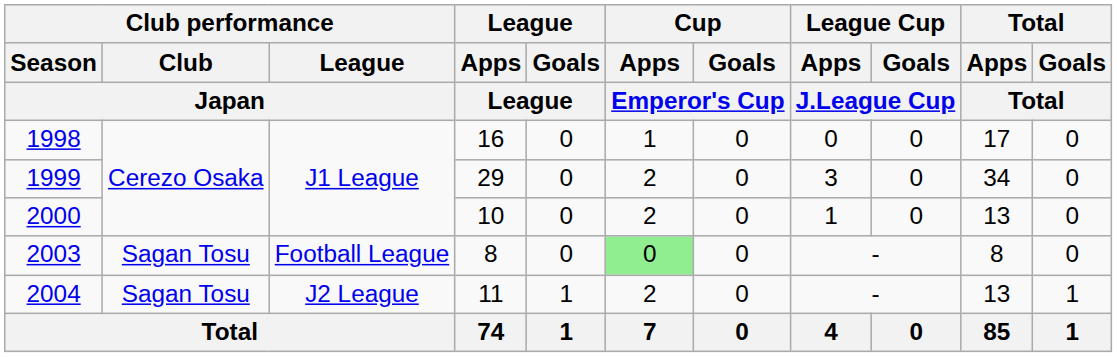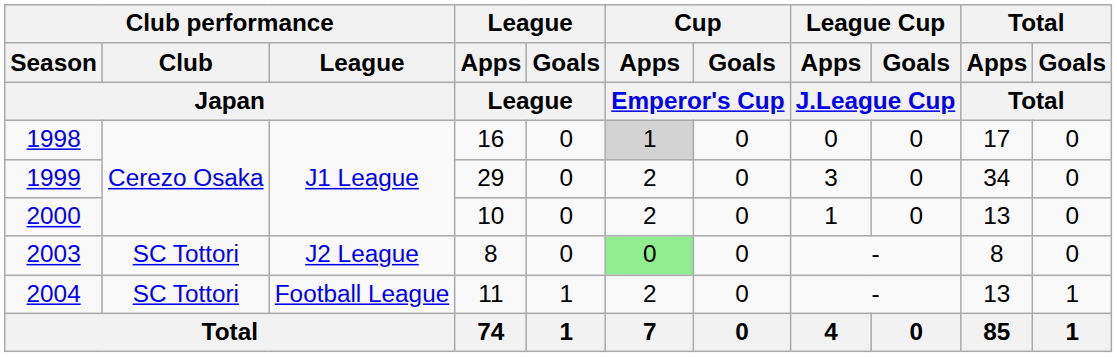(650, 139) no background -> (650, 139) lightgrey background
(186, 255) Sagan Tosu -> (186, 255) SC Tottori
(362, 255) Football League -> (362, 255) J2 League
(186, 293) Sagan Tosu -> (186, 293) SC Tottori
(362, 293) J2 League -> (362, 293) Football League
